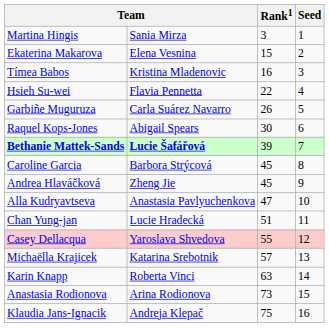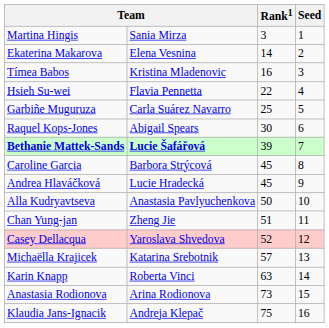(266, 53) 15 -> (266, 53) 14
(266, 109) 26 -> (266, 109) 25
(152, 183) Zheng Jie -> (167, 183) Lucie Hradecká
(266, 202) 47 -> (266, 202) 50
(167, 220) Lucie Hradecká -> (152, 220) Zheng Jie
(266, 239) 55 -> (266, 239) 52
